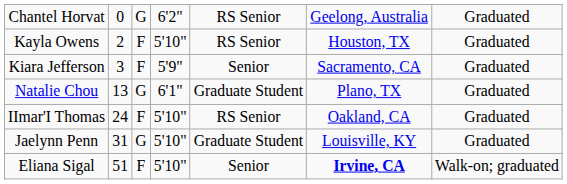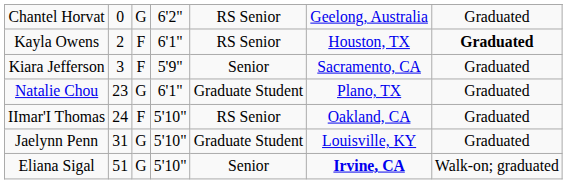(170, 41) 5'10" -> (170, 41) 6'1"
(497, 41) normal -> (497, 41) bold
(120, 91) 13 -> (120, 91) 23
(141, 166) F -> (141, 166) G
